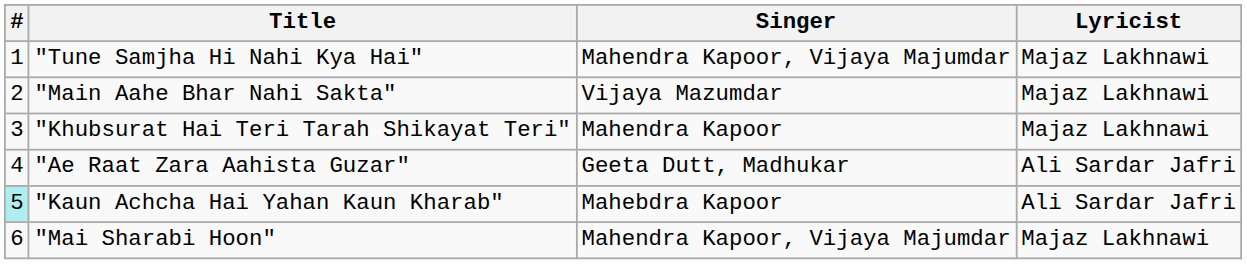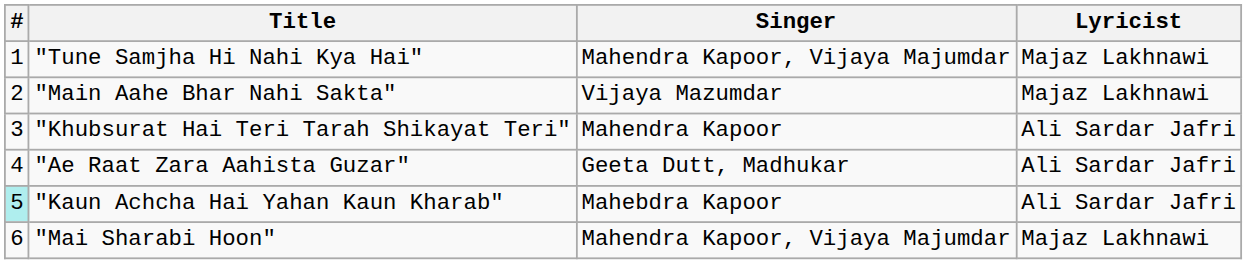(1115, 132) Majaz Lakhnawi -> (1129, 132) Ali Sardar Jafri
